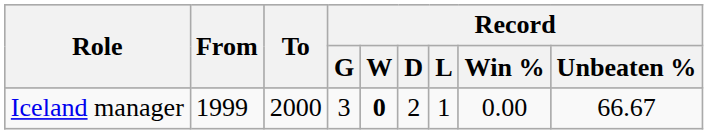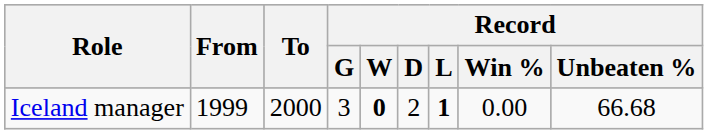(444, 107) normal -> (444, 107) bold
(627, 107) 66.67 -> (627, 107) 66.68
